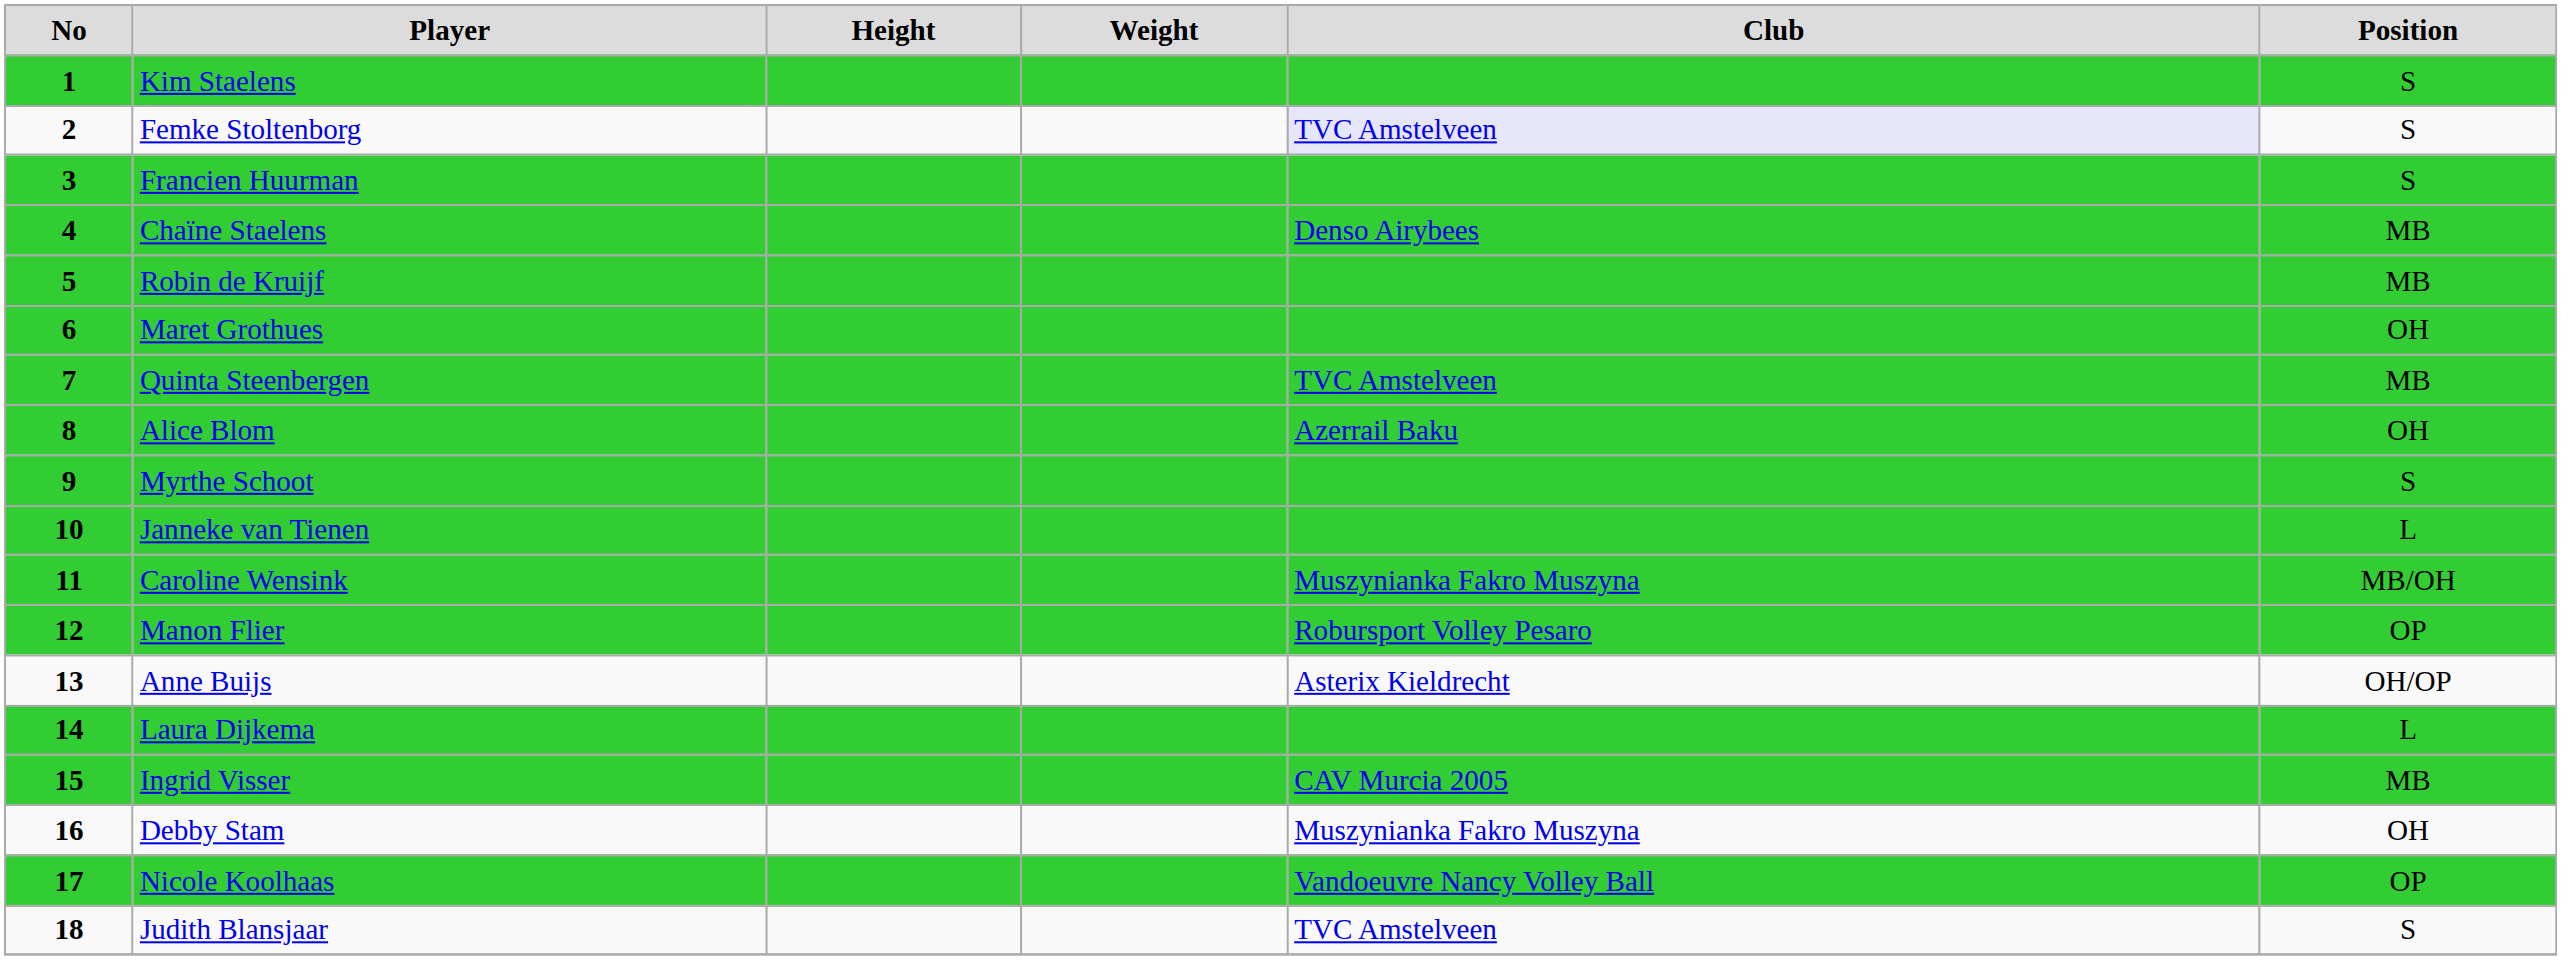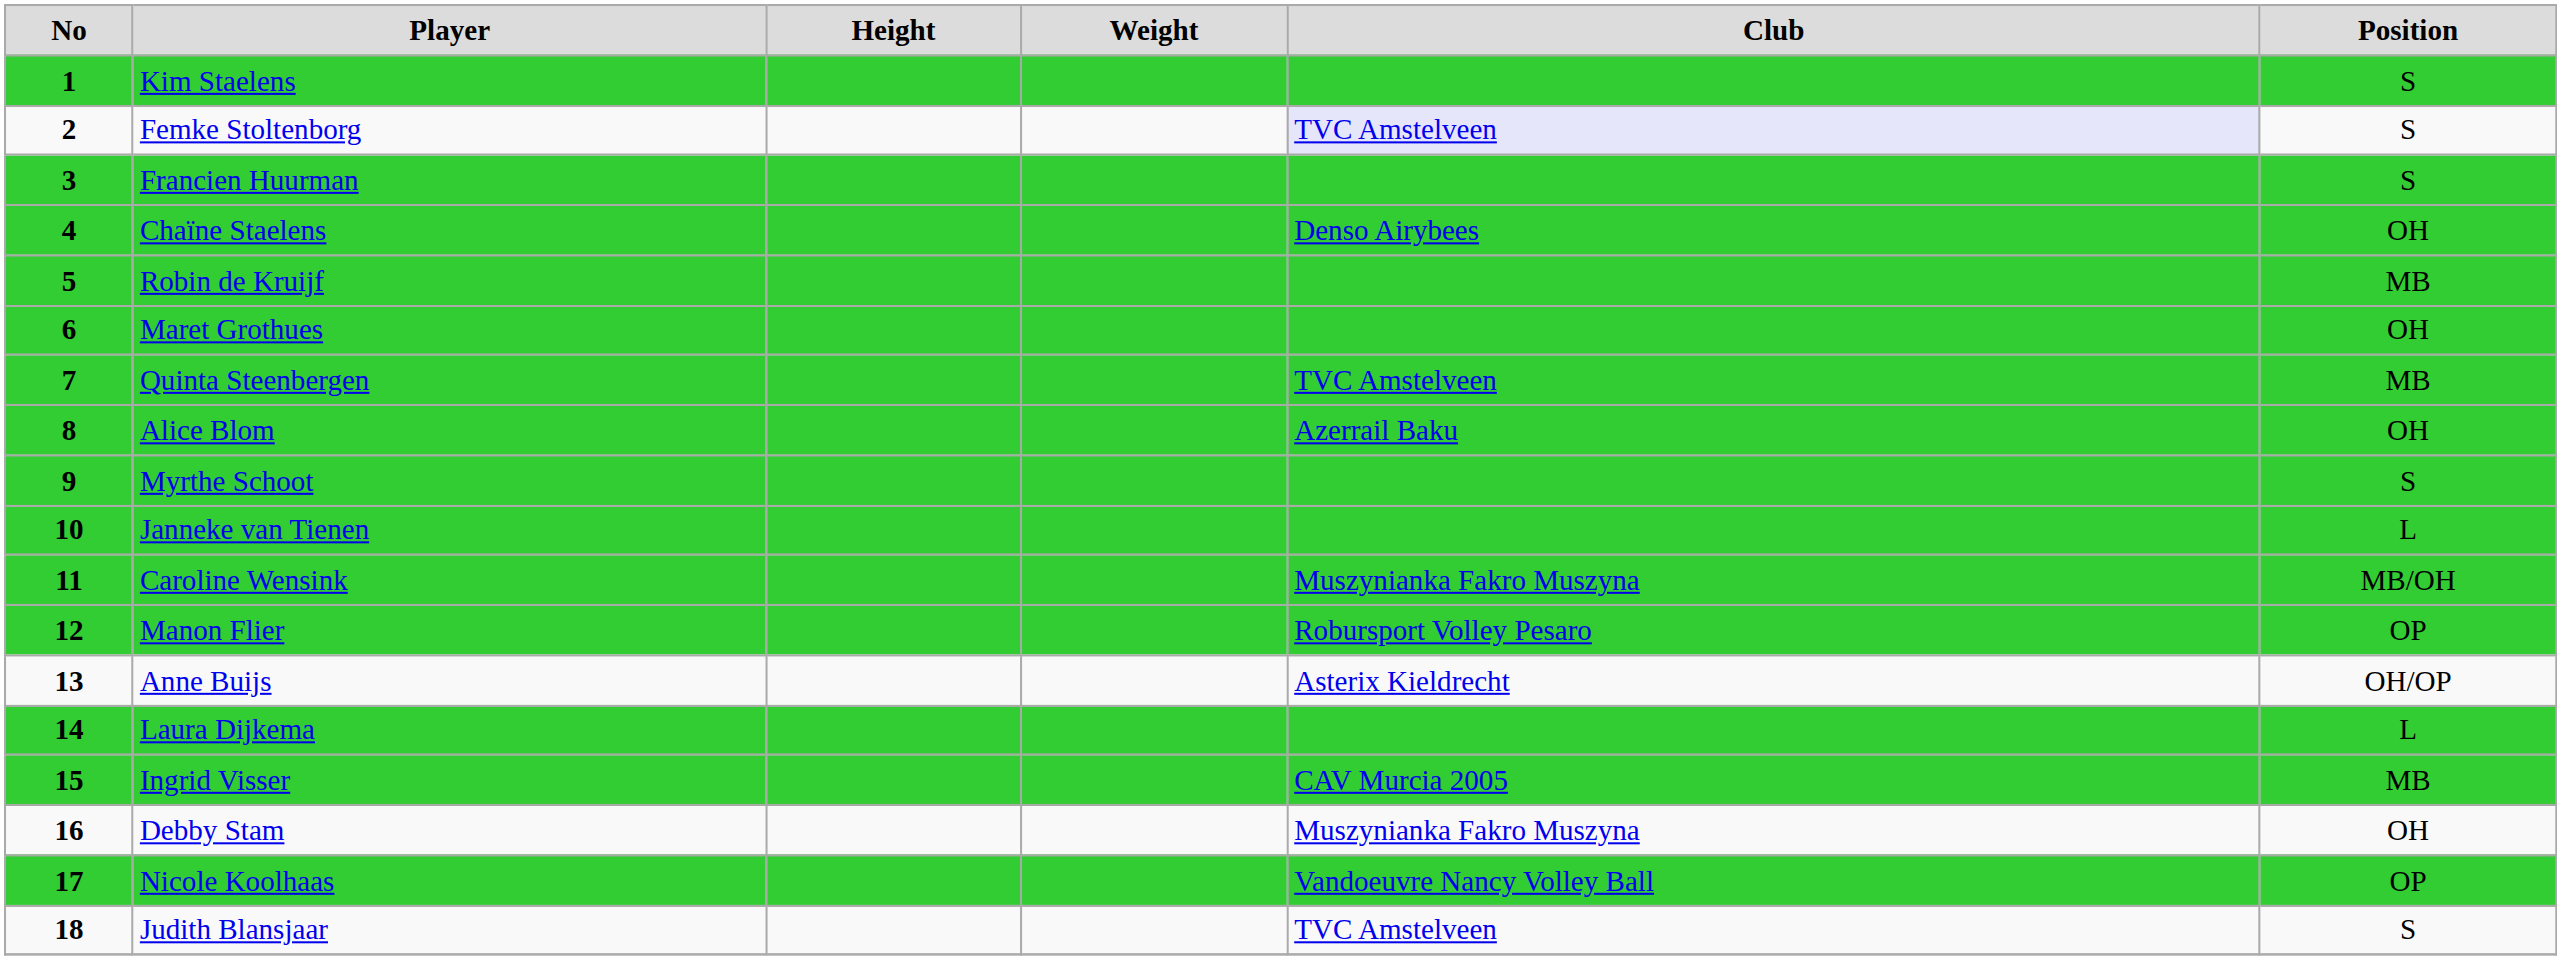(2408, 230) MB -> (2408, 230) OH
